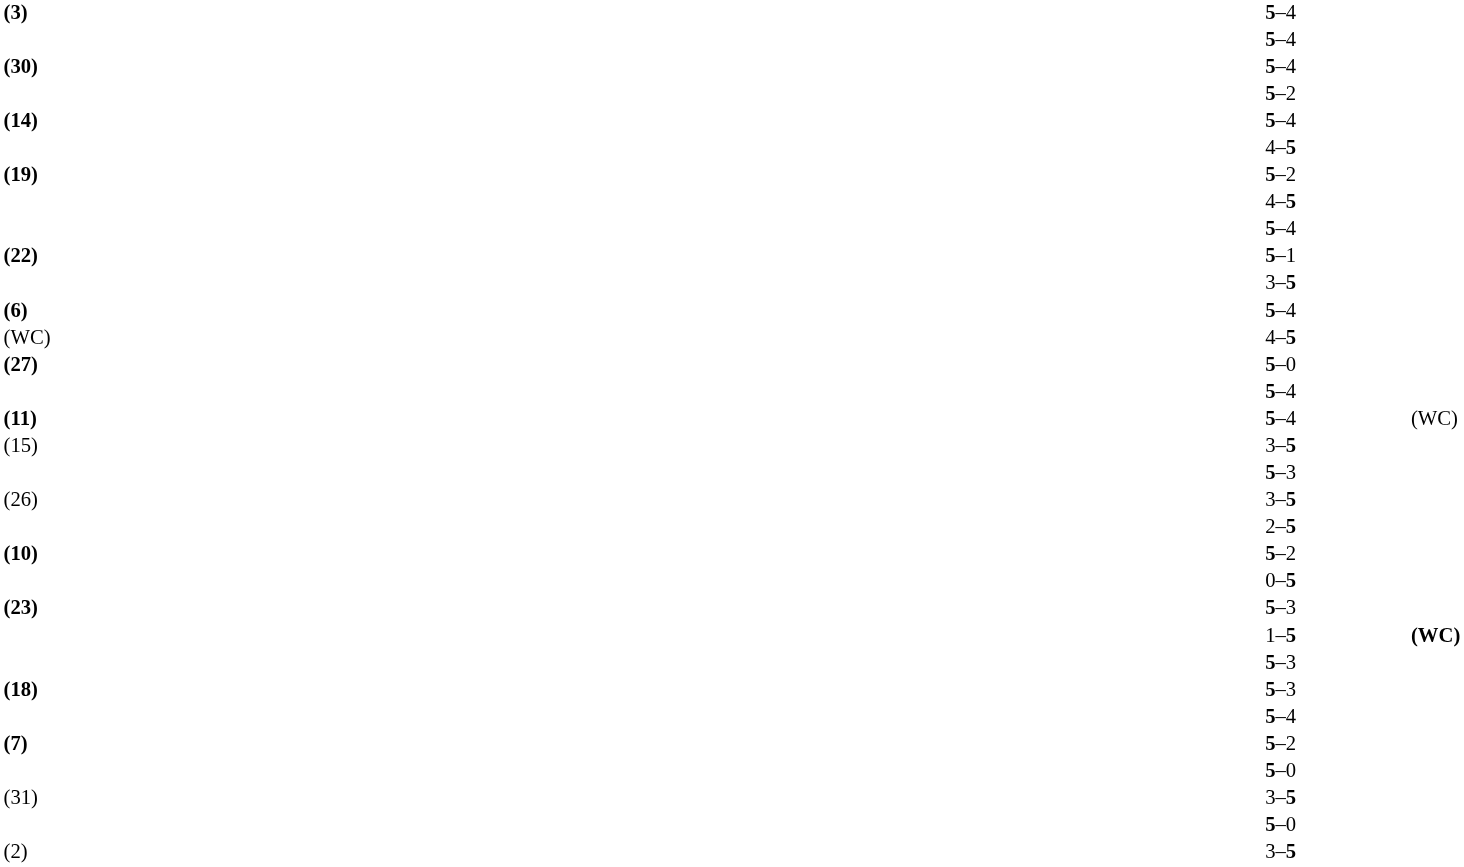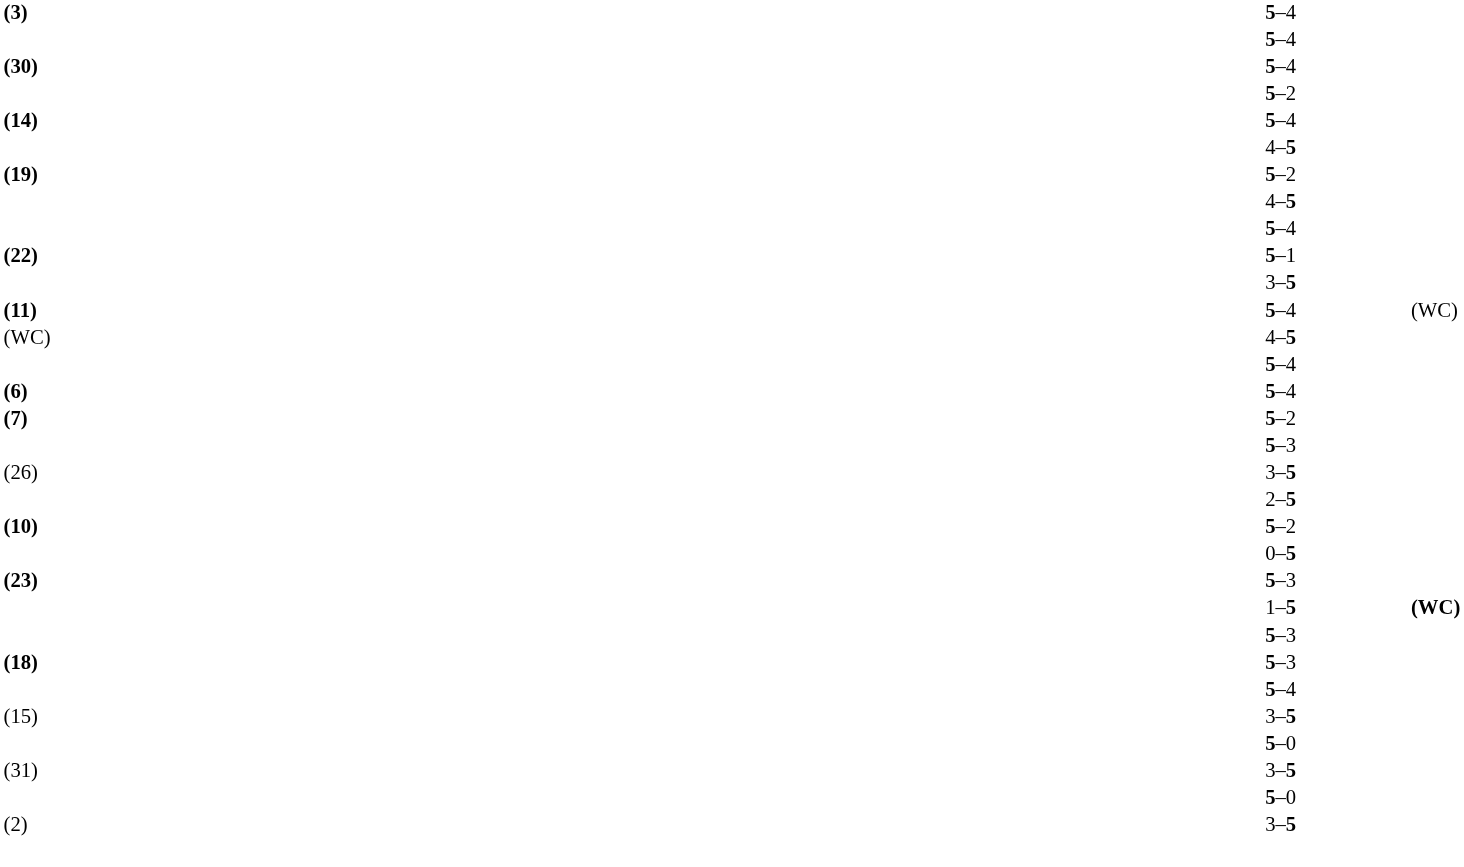rows swapped: (20, 418) <-> (16, 309)
- row: (21, 364)
rows swapped: (16, 743) <-> (21, 445)
